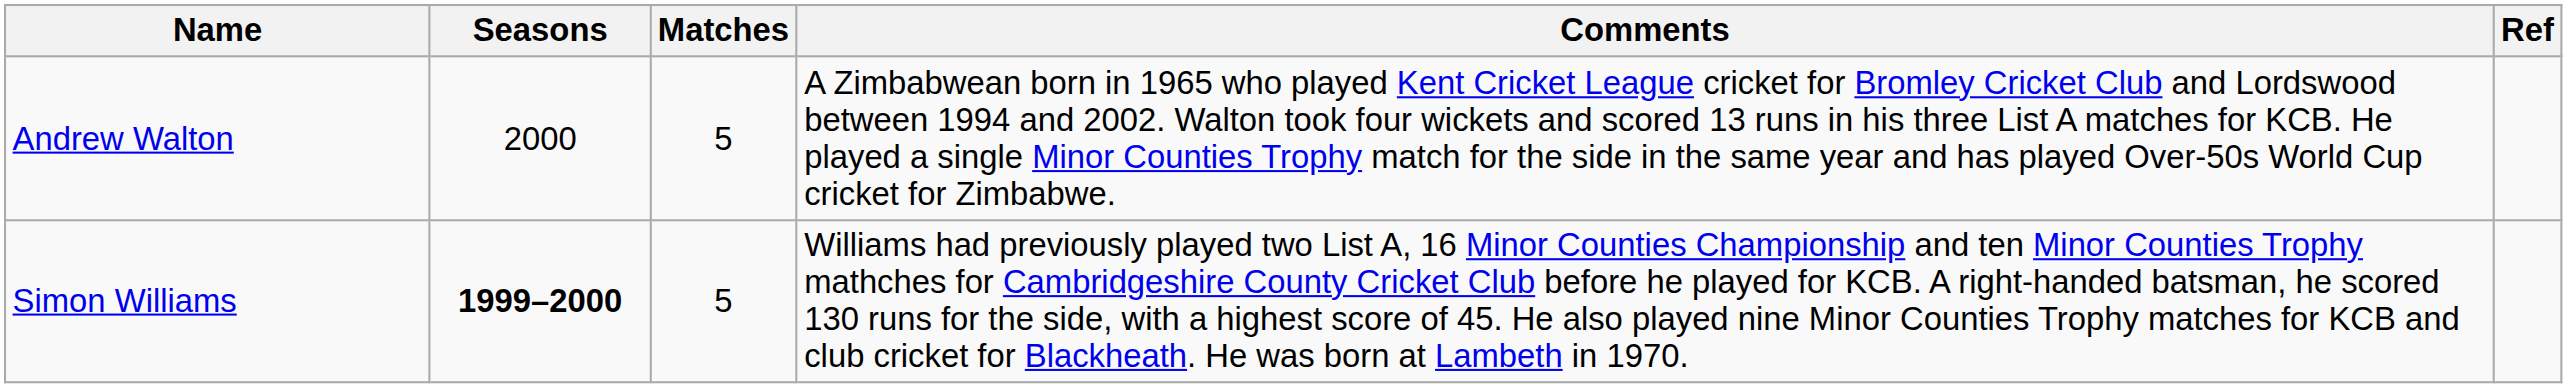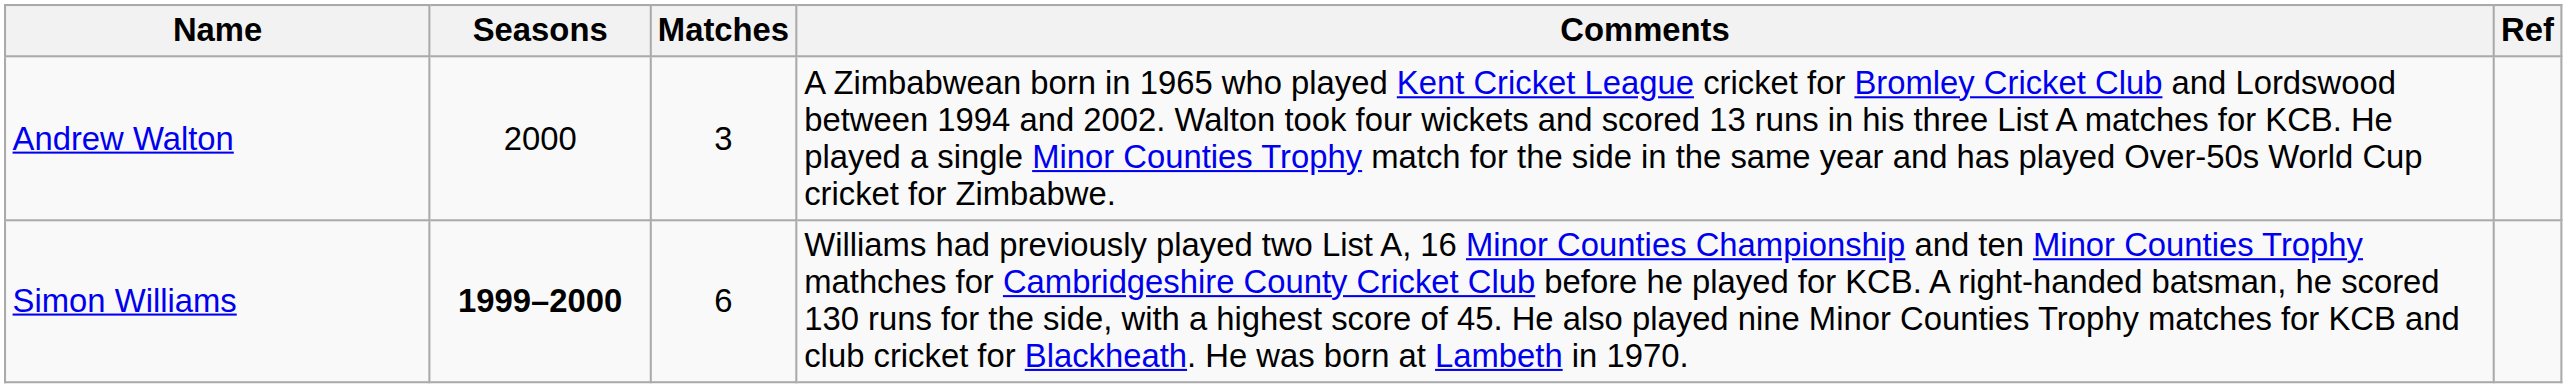(723, 137) 5 -> (723, 137) 3
(723, 300) 5 -> (723, 300) 6
